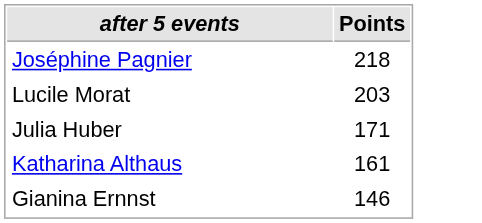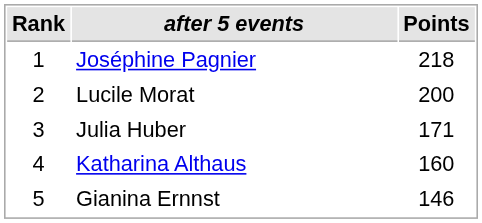+ column: (38, 24)
(372, 95) 203 -> (436, 95) 200
(372, 164) 161 -> (436, 164) 160
